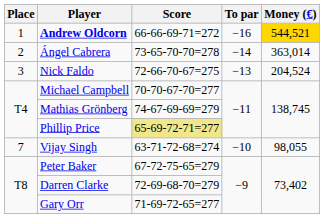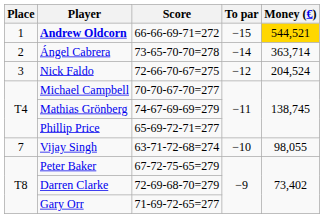(242, 33) −16 -> (242, 33) −15
(290, 52) 363,014 -> (290, 52) 363,714
(242, 71) −13 -> (242, 71) −12
(177, 128) khaki background -> (177, 128) no background
